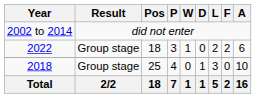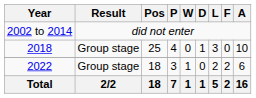rows swapped: (40, 66) <-> (40, 48)
